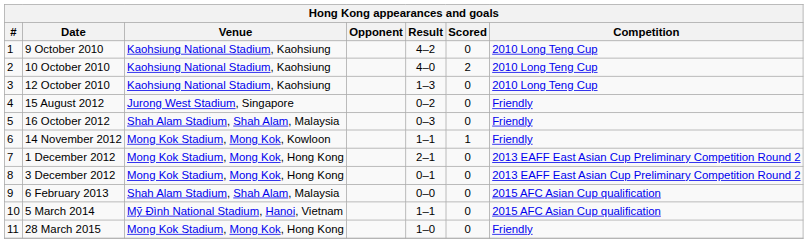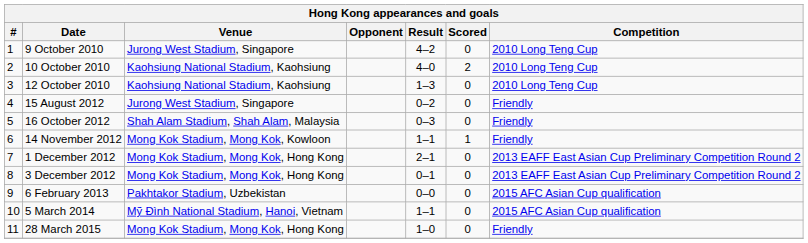(229, 50) Kaohsiung National Stadium, Kaohsiung -> (210, 50) Jurong West Stadium, Singapore
(233, 193) Shah Alam Stadium, Shah Alam, Malaysia -> (206, 193) Pakhtakor Stadium, Uzbekistan
